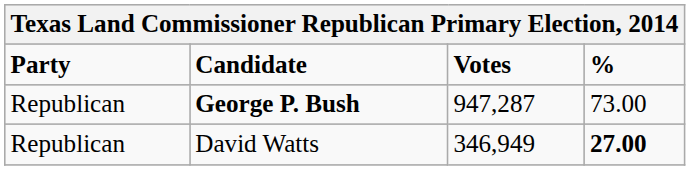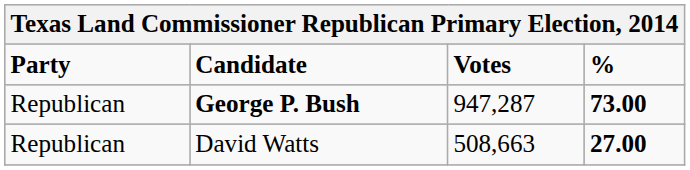(618, 104) normal -> (618, 104) bold
(494, 143) 346,949 -> (494, 143) 508,663
